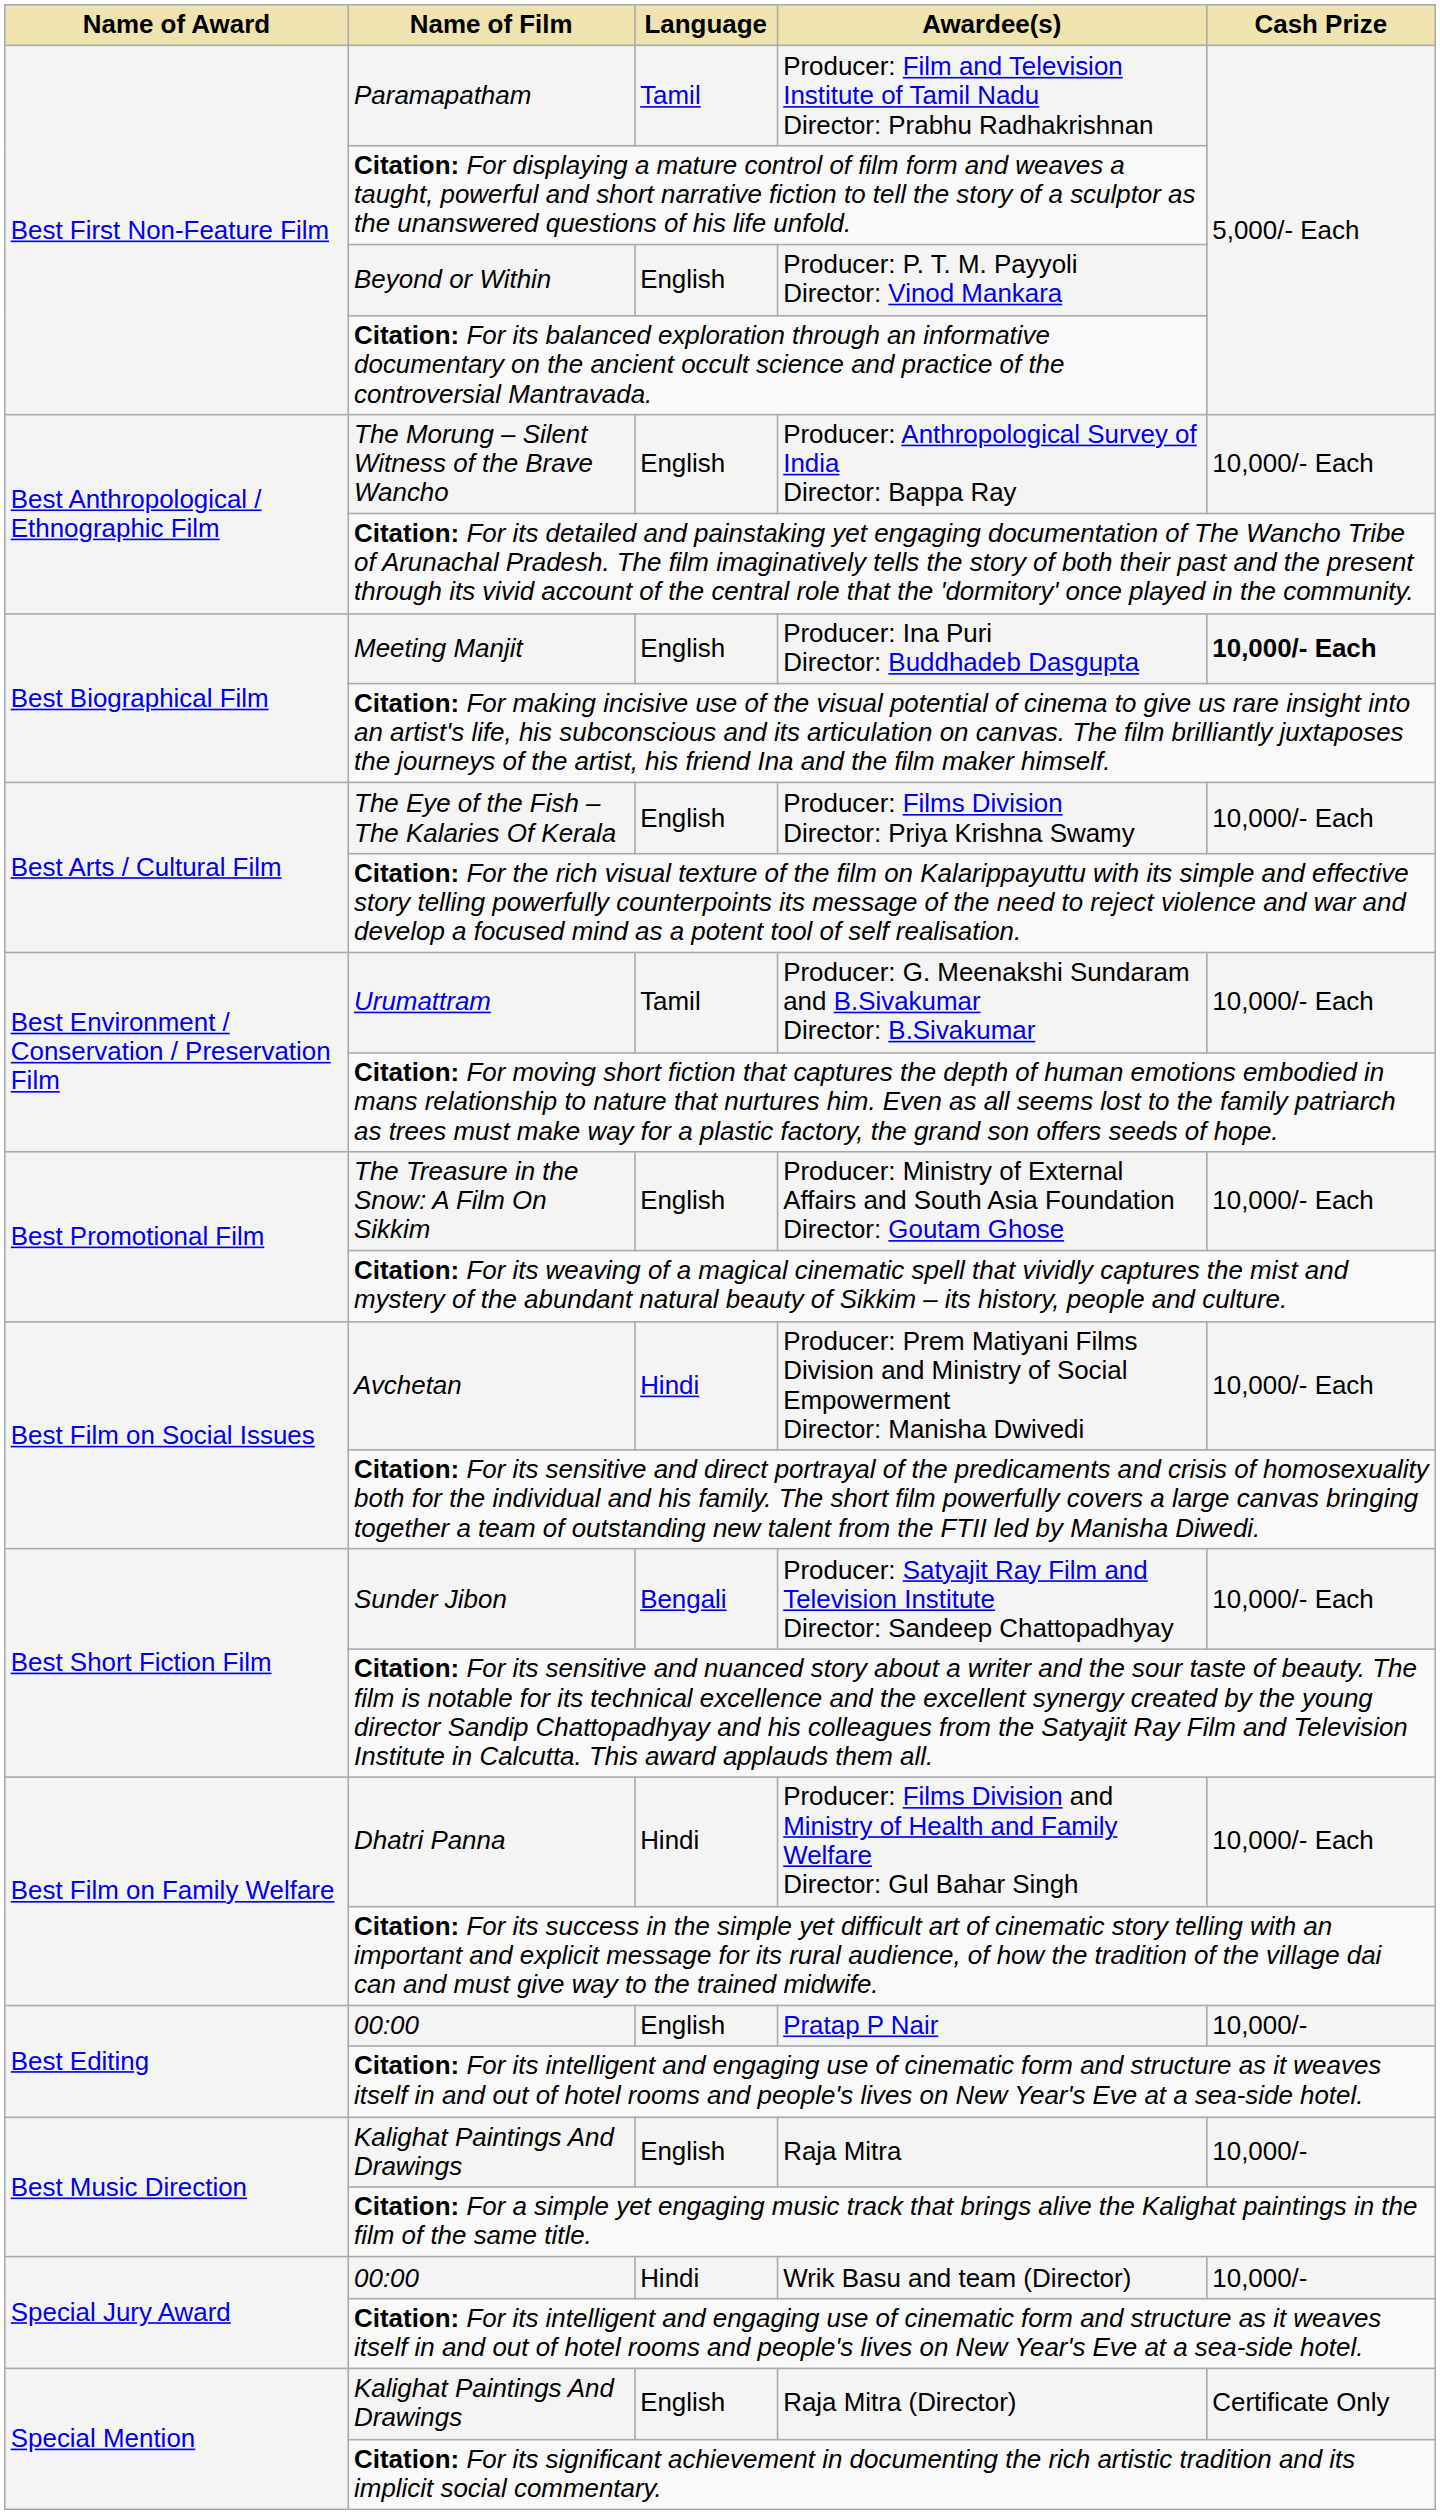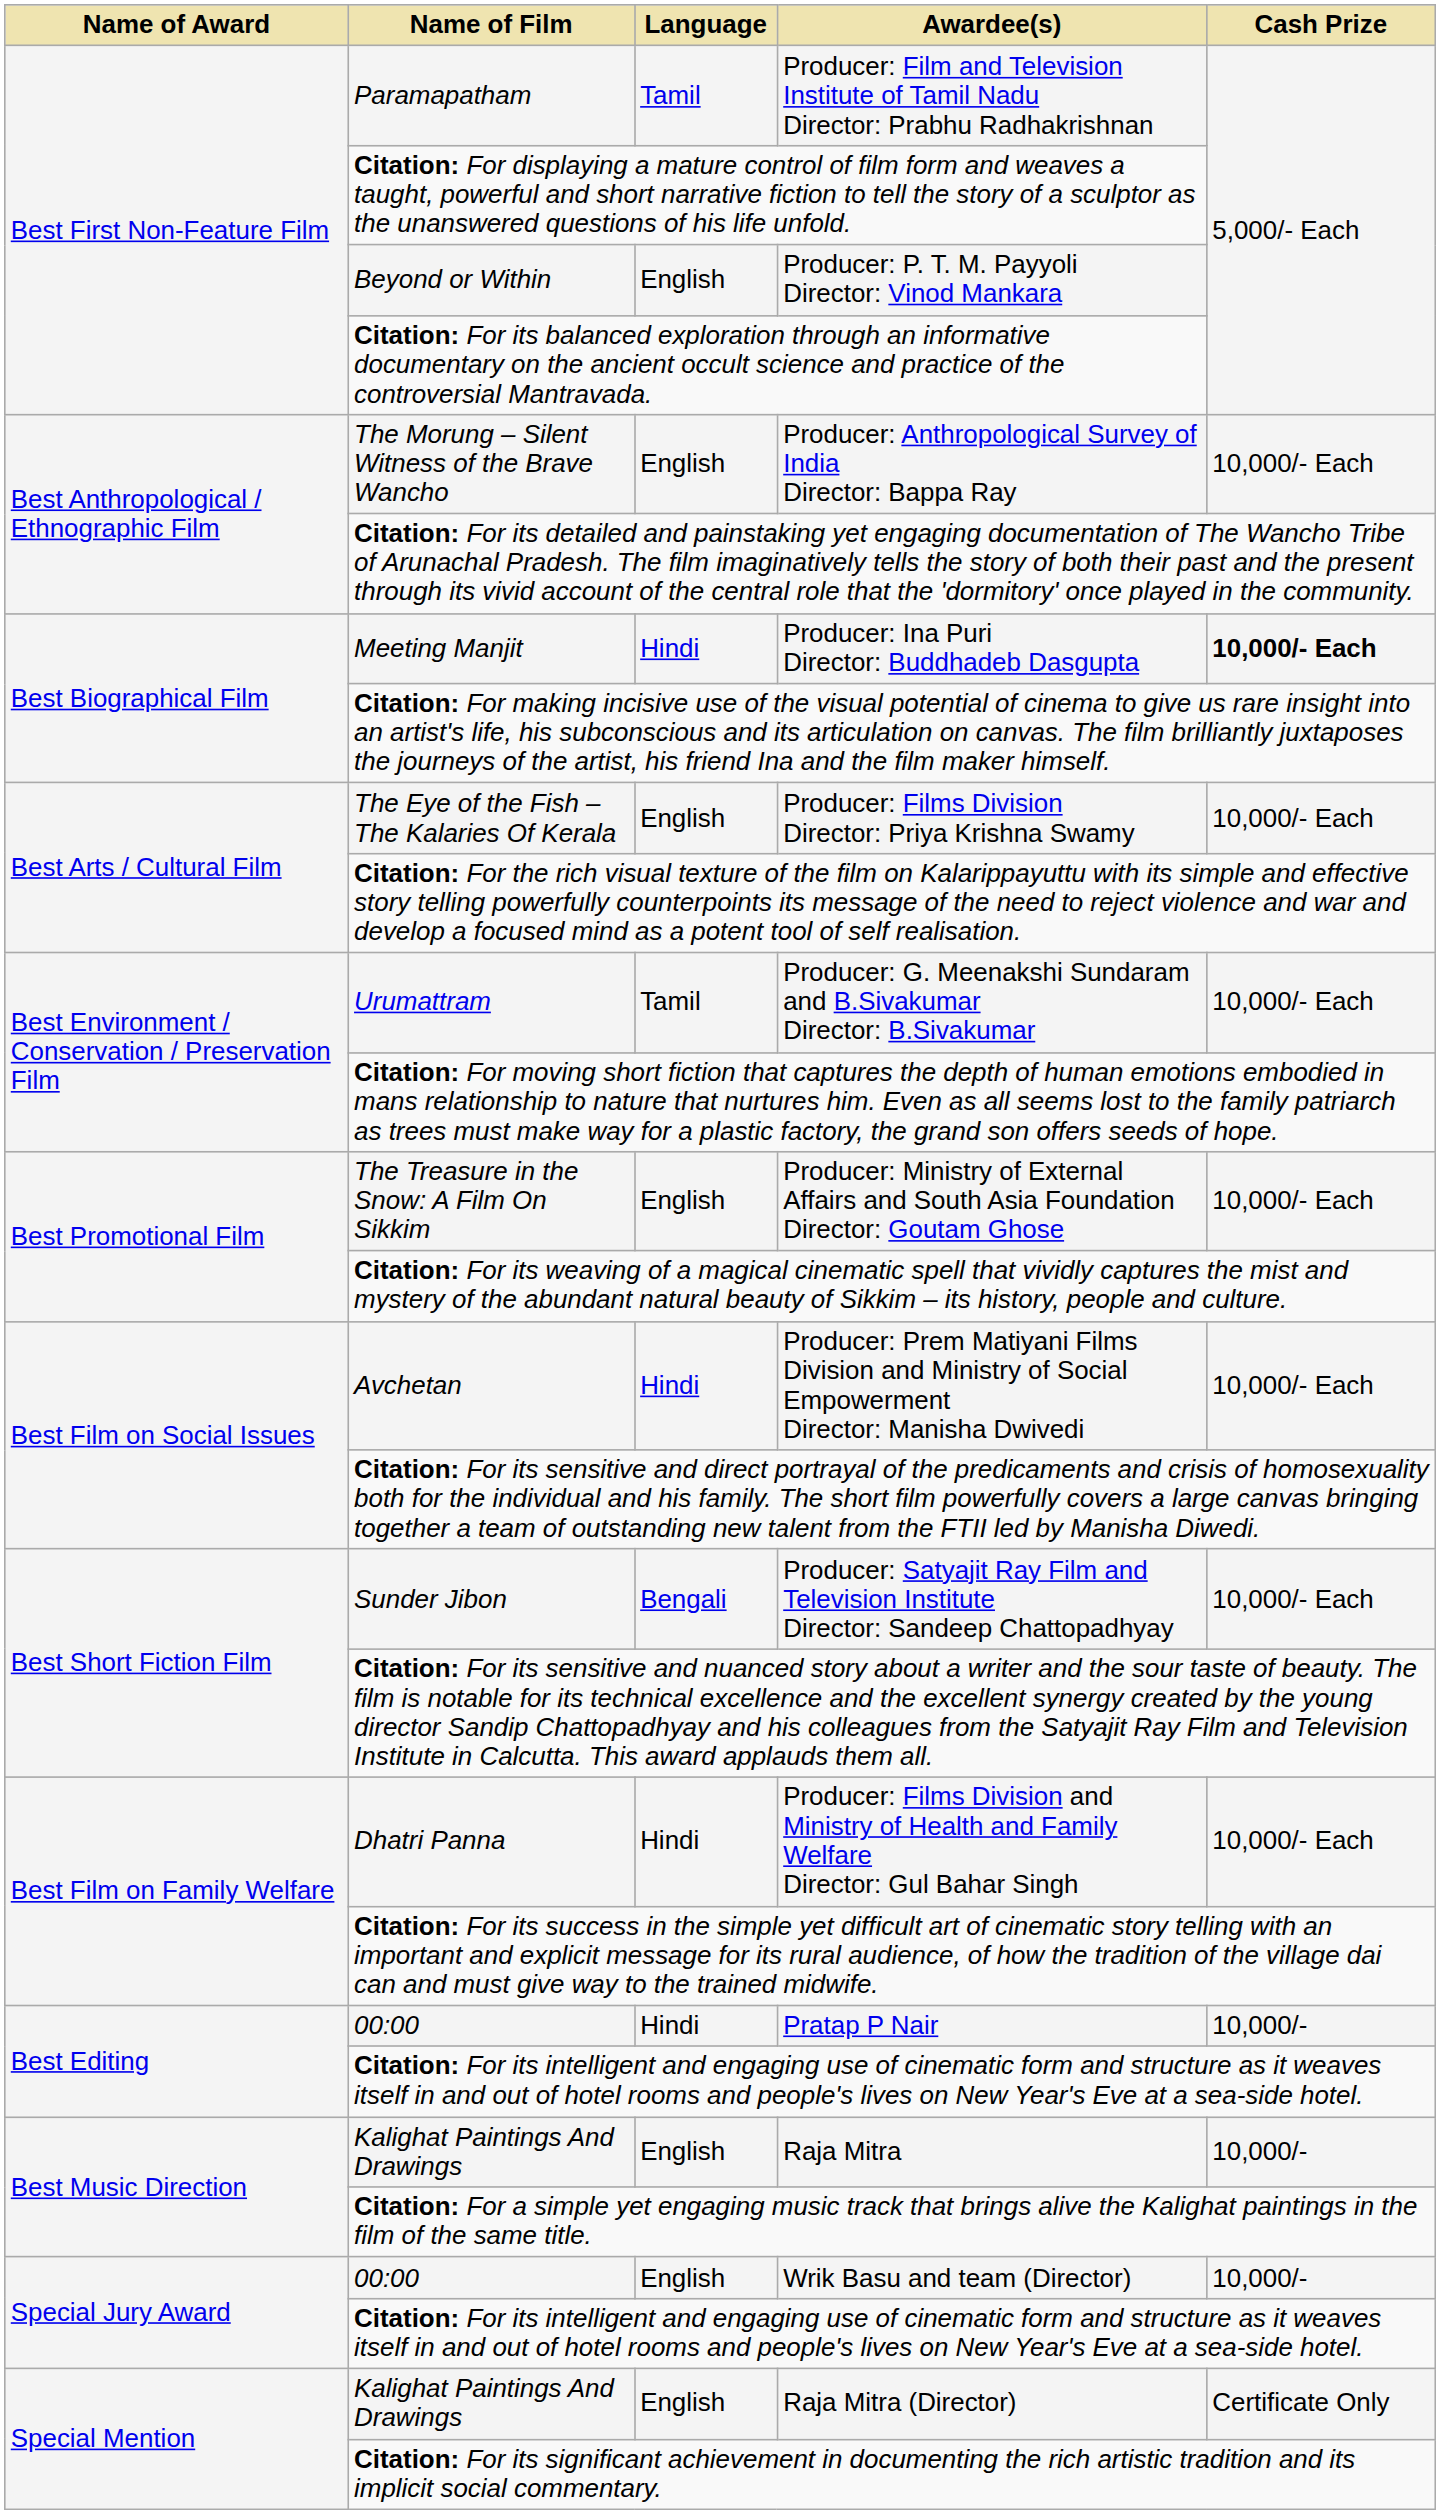(683, 648) English -> (670, 648) Hindi
(683, 2025) English -> (670, 2025) Hindi
(670, 2277) Hindi -> (683, 2277) English
